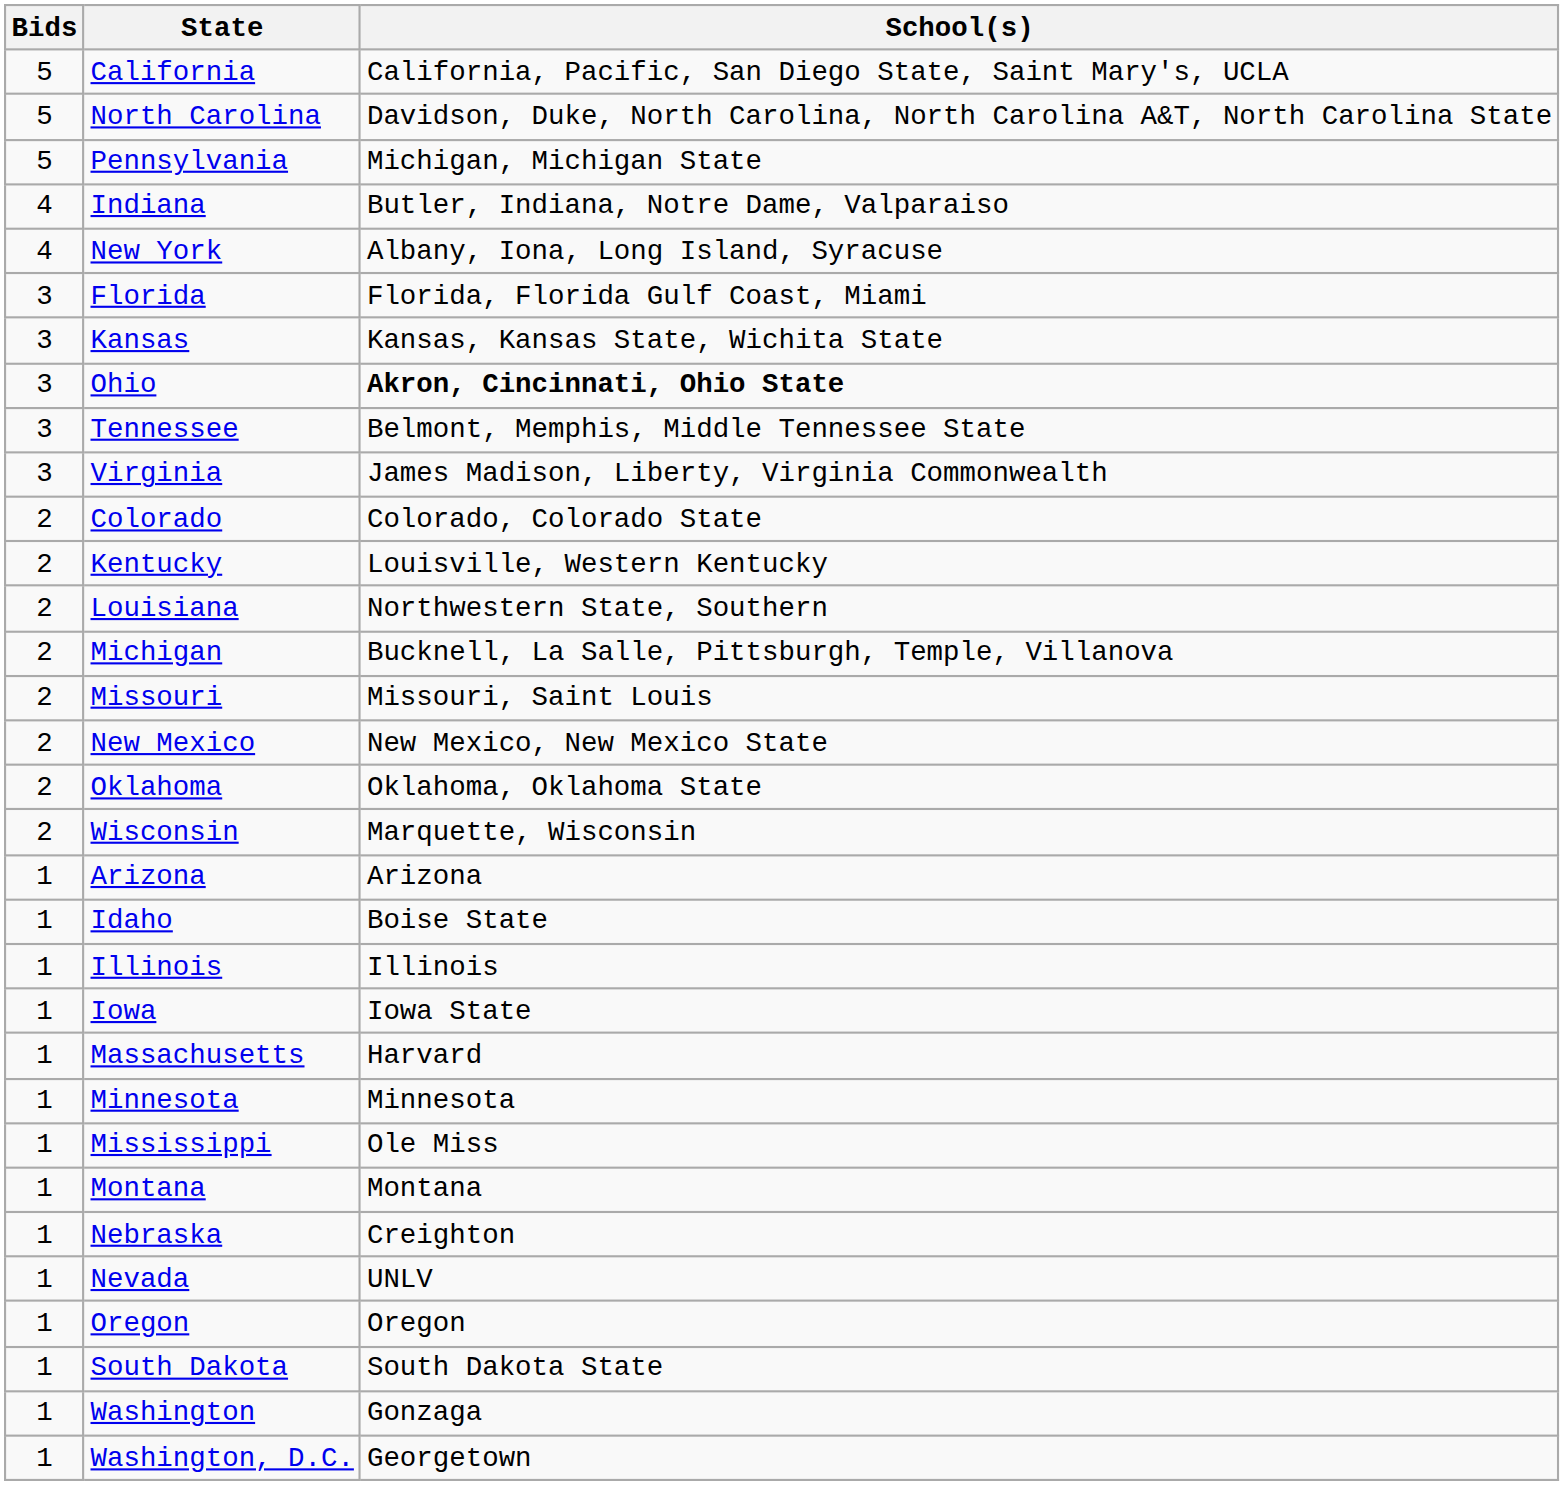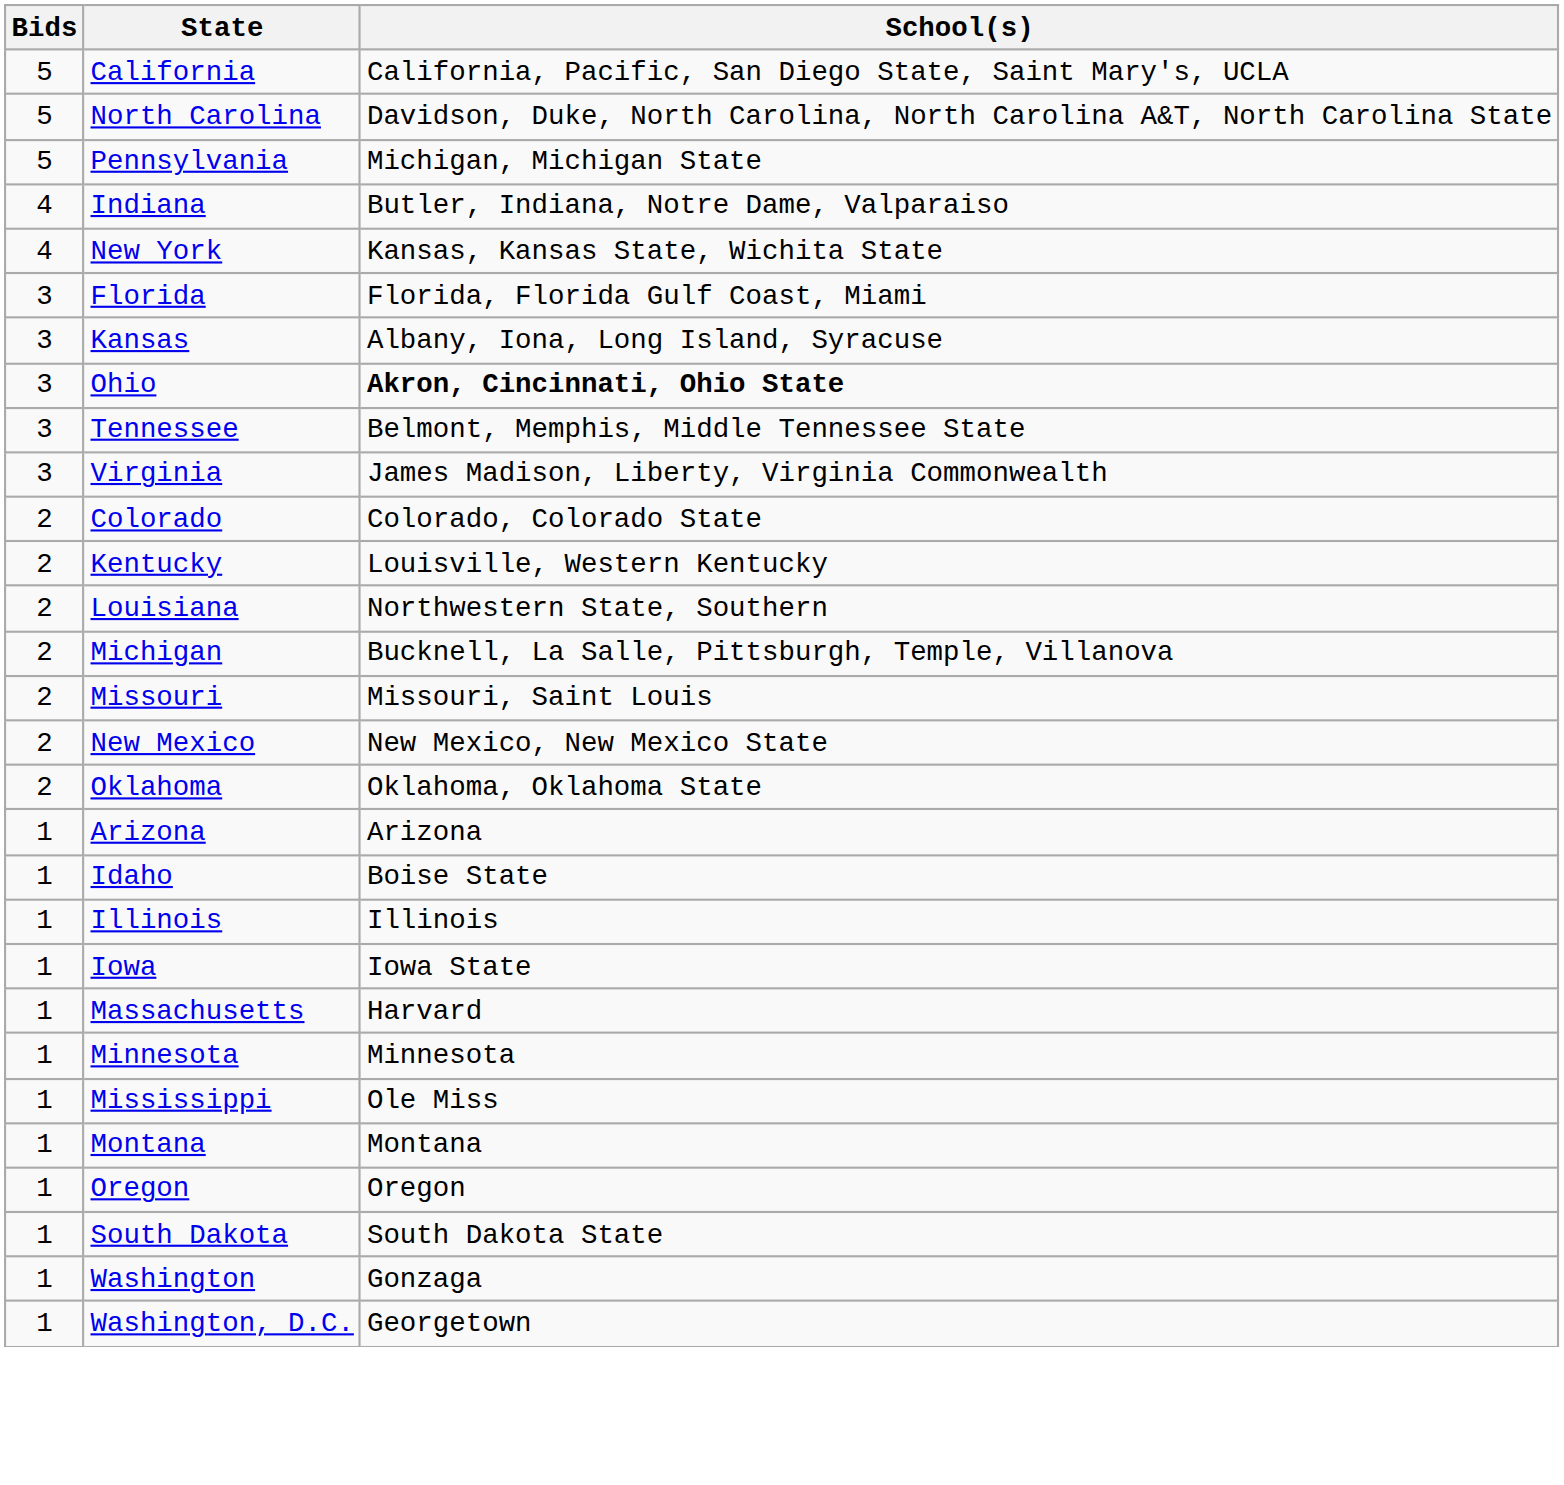(655, 251) Albany, Iona, Long Island, Syracuse -> (655, 251) Kansas, Kansas State, Wichita State
(655, 340) Kansas, Kansas State, Wichita State -> (655, 340) Albany, Iona, Long Island, Syracuse
- row: (165, 832)
- row: (156, 1234)
- row: (140, 1279)
